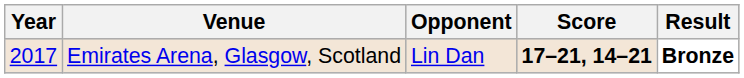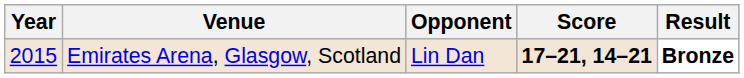(33, 56) 2017 -> (33, 56) 2015
